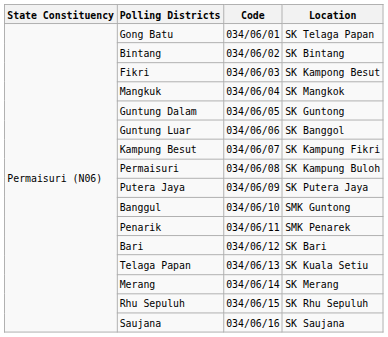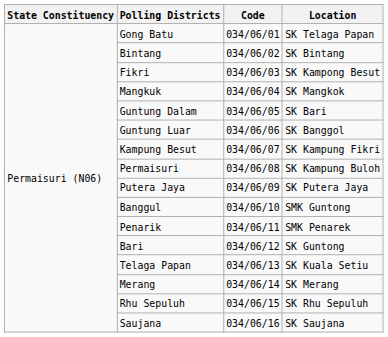(315, 111) SK Guntong -> (306, 111) SK Bari
(306, 246) SK Bari -> (315, 246) SK Guntong
